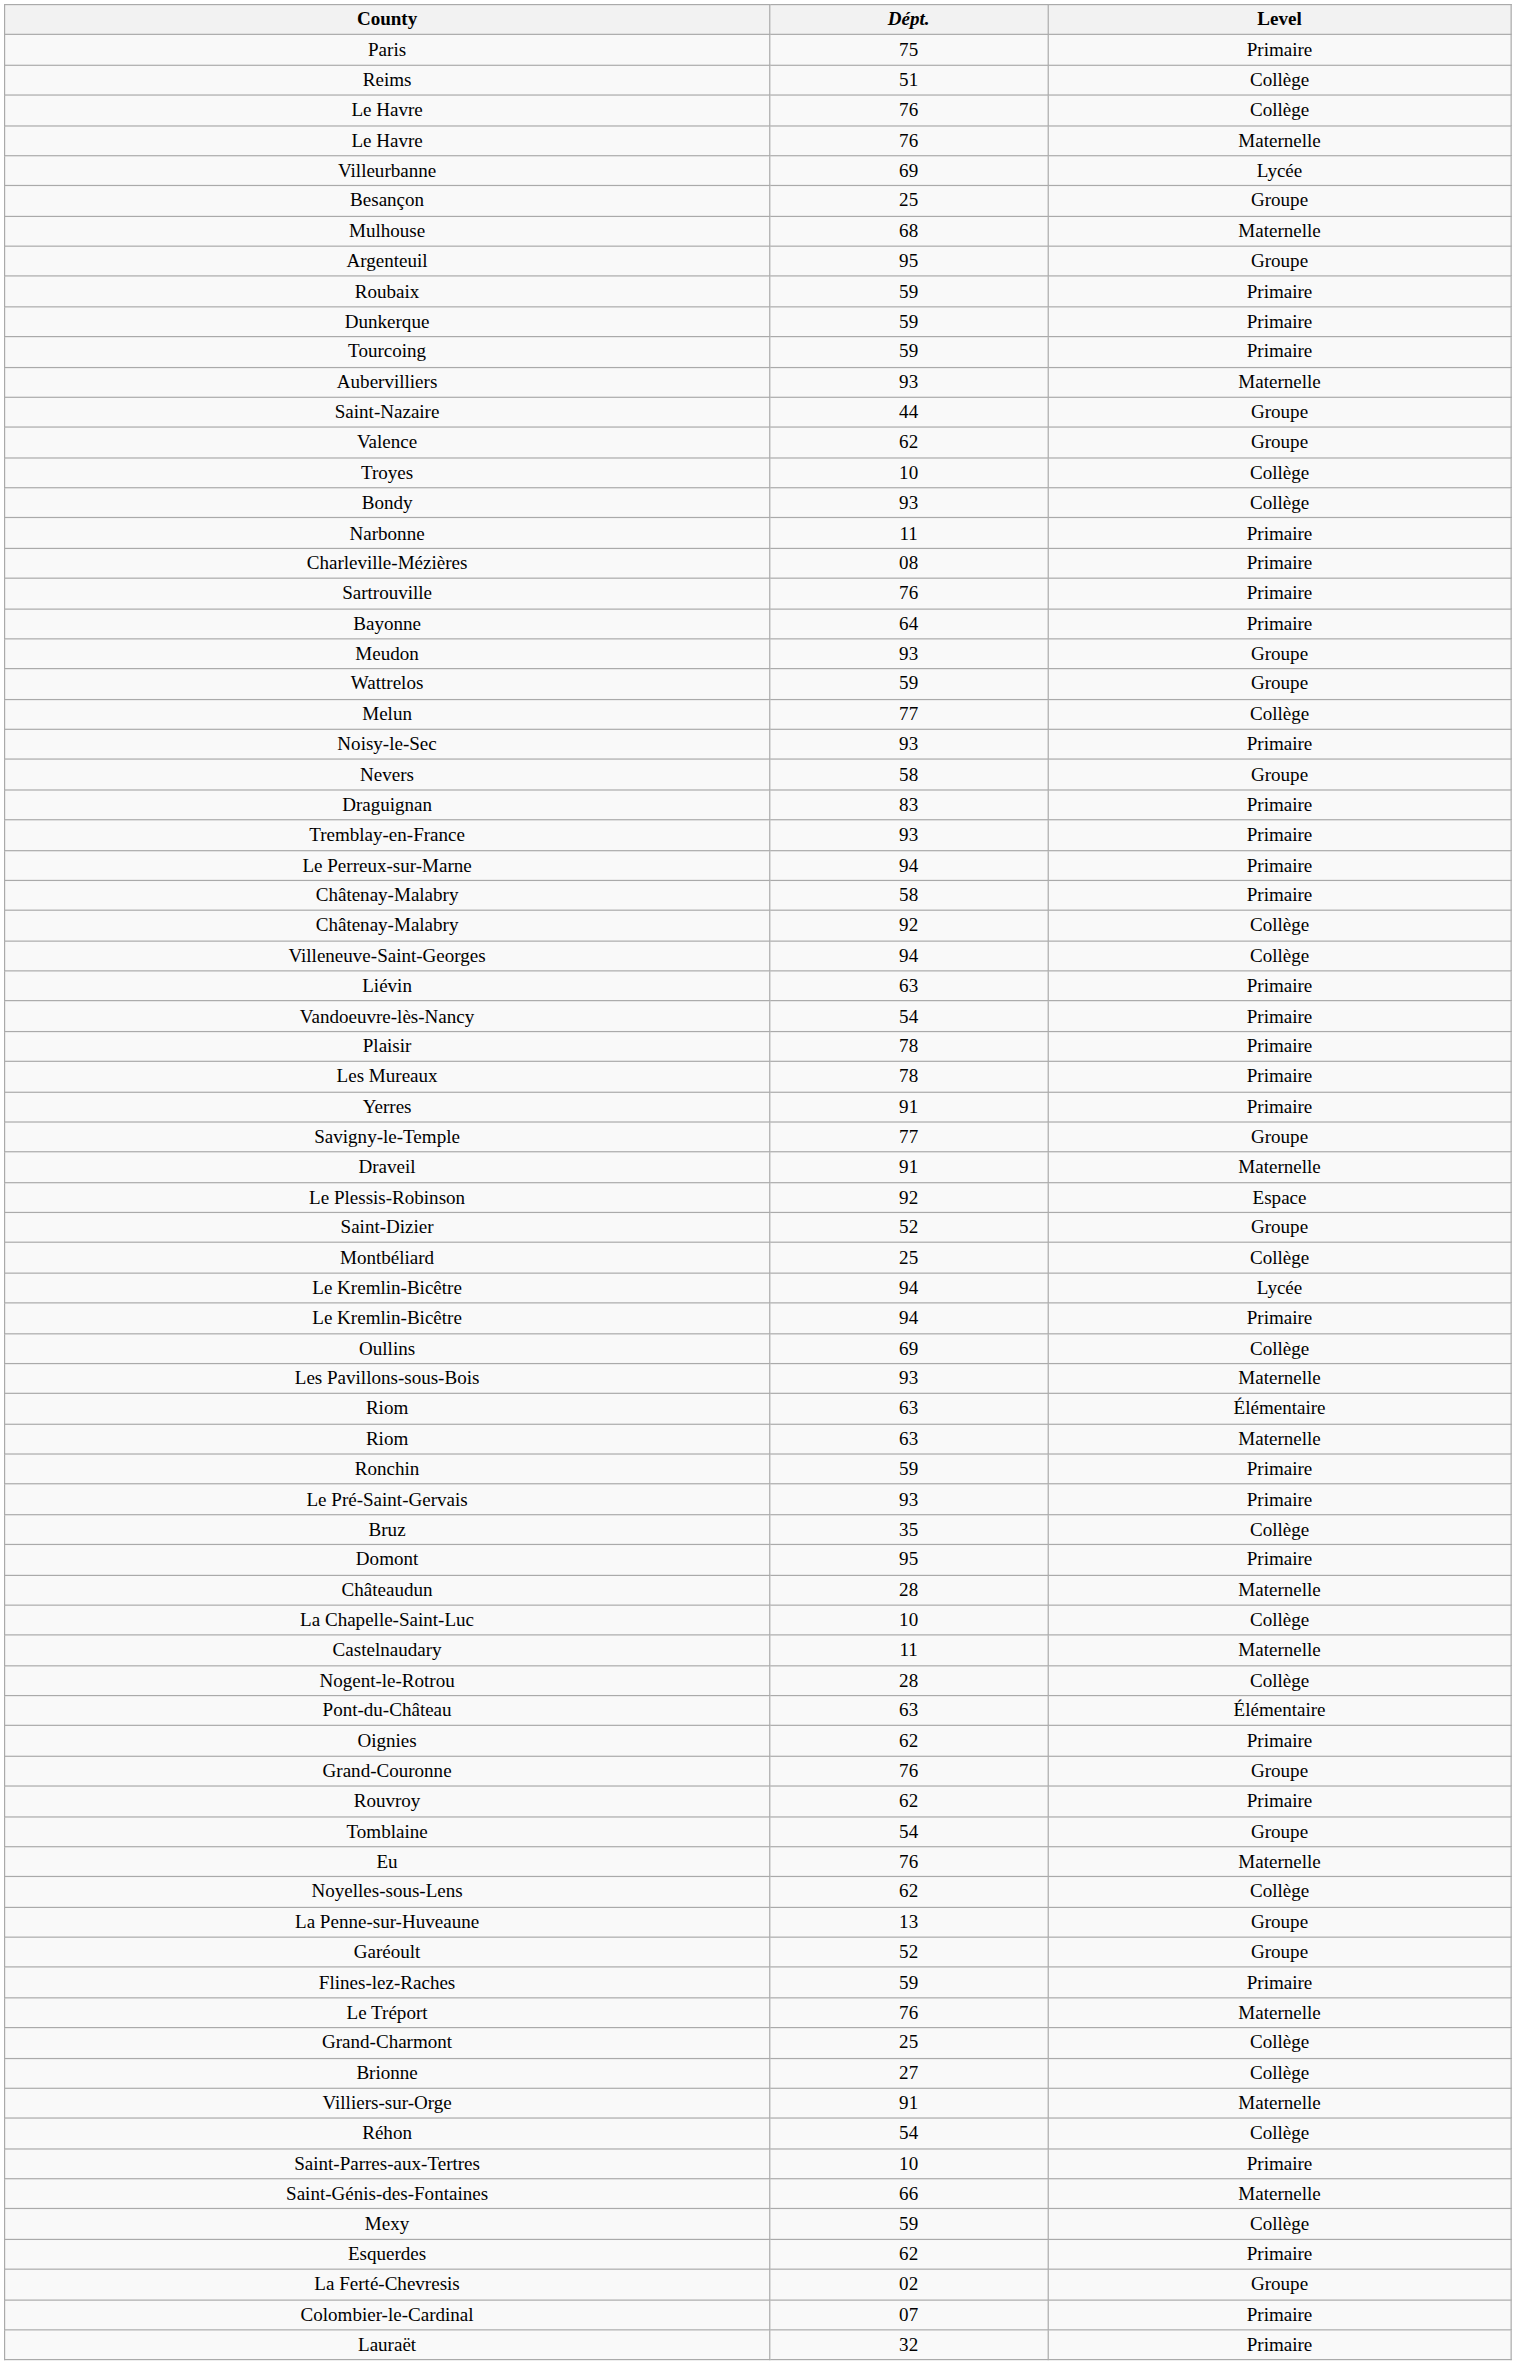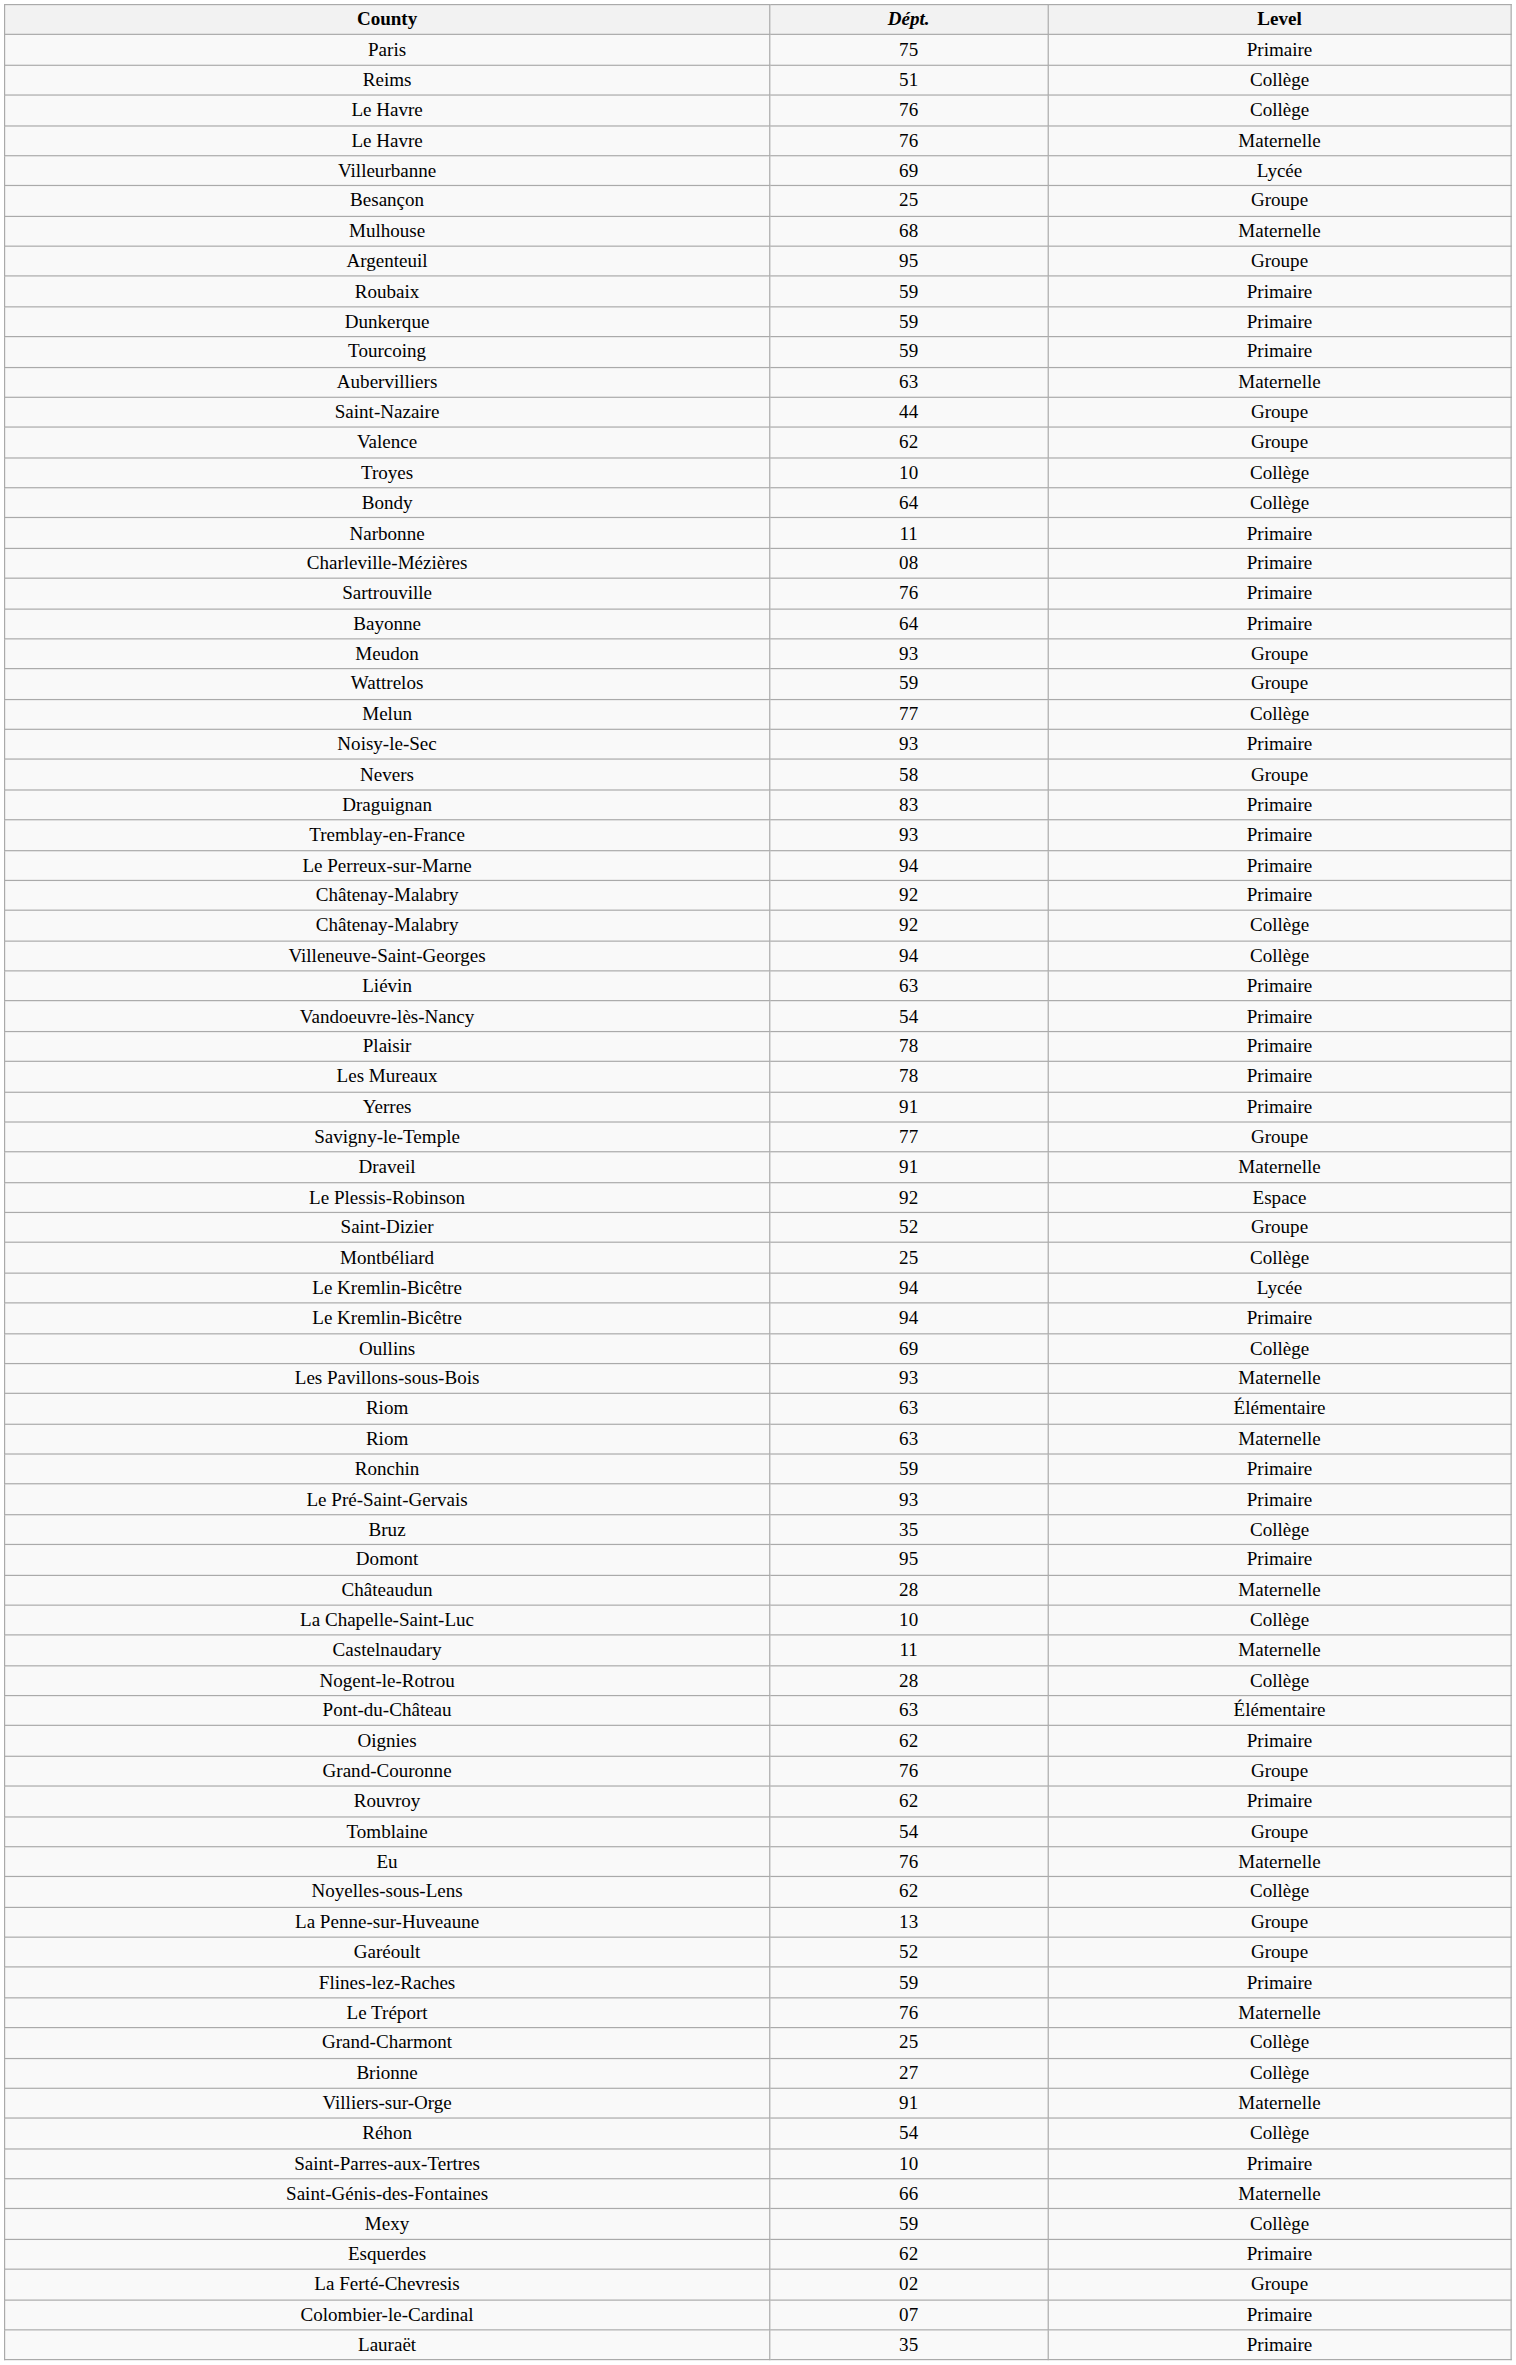(909, 381) 93 -> (909, 381) 63
(909, 502) 93 -> (909, 502) 64
(909, 895) 58 -> (909, 895) 92
(909, 2344) 32 -> (909, 2344) 35
